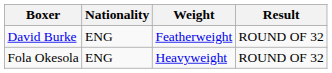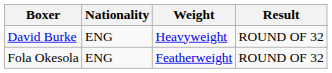(194, 36) Featherweight -> (191, 36) Heavyweight
(191, 57) Heavyweight -> (194, 57) Featherweight
